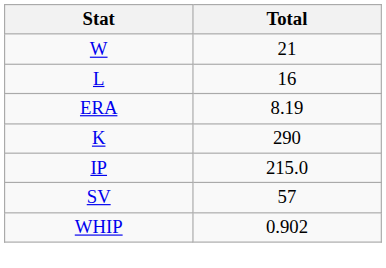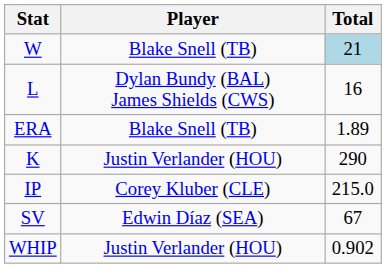+ column: (193, 19)
(287, 49) no background -> (353, 49) lightblue background
(287, 108) 8.19 -> (353, 129) 1.89
(287, 197) 57 -> (353, 218) 67
